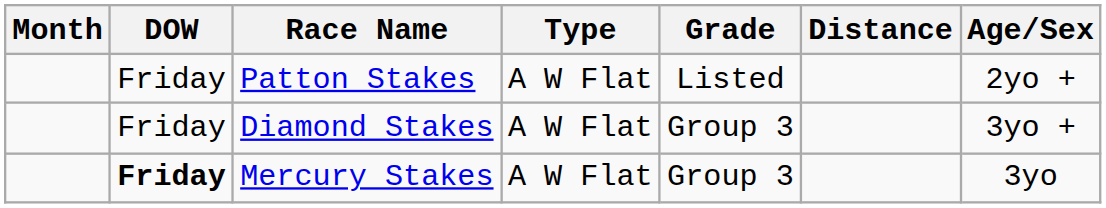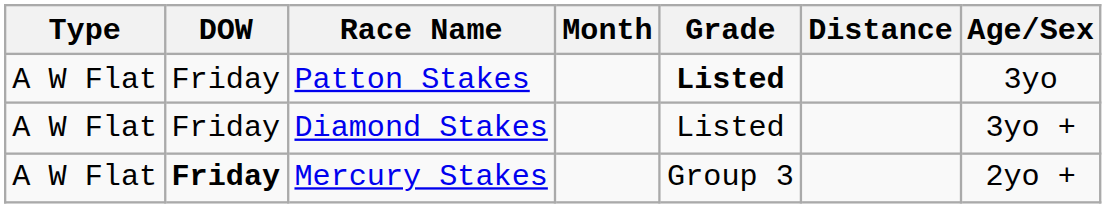columns swapped: (58, 30) <-> (580, 30)
(730, 79) normal -> (730, 79) bold
(1031, 79) 2yo + -> (1031, 79) 3yo
(730, 128) Group 3 -> (730, 128) Listed
(1031, 177) 3yo -> (1031, 177) 2yo +
